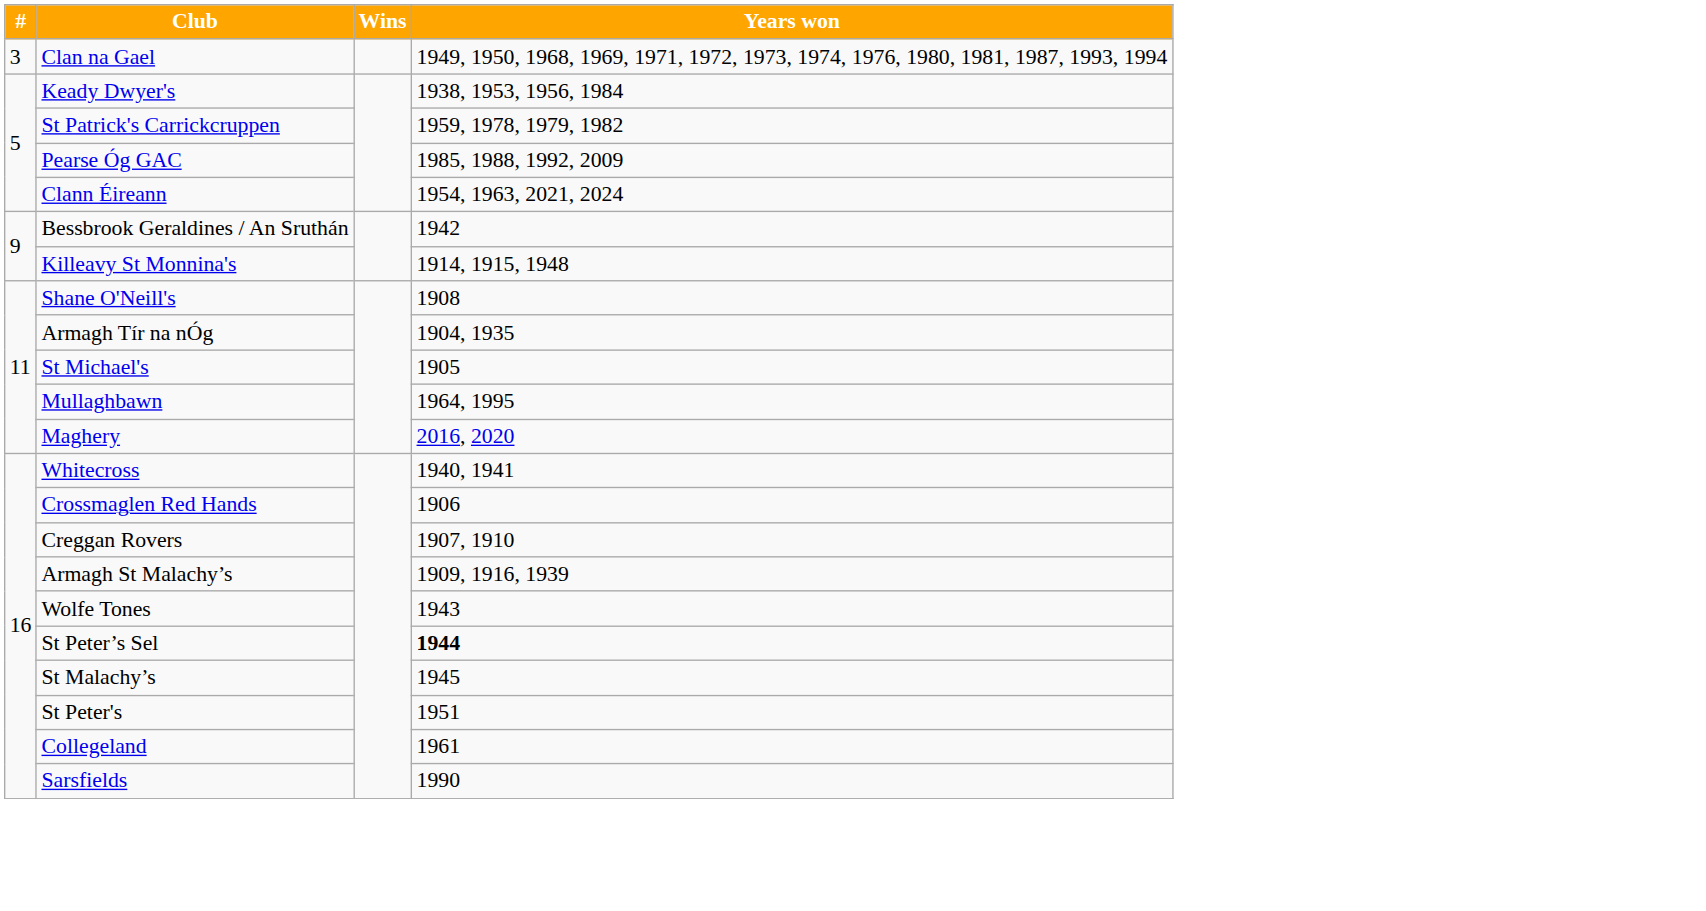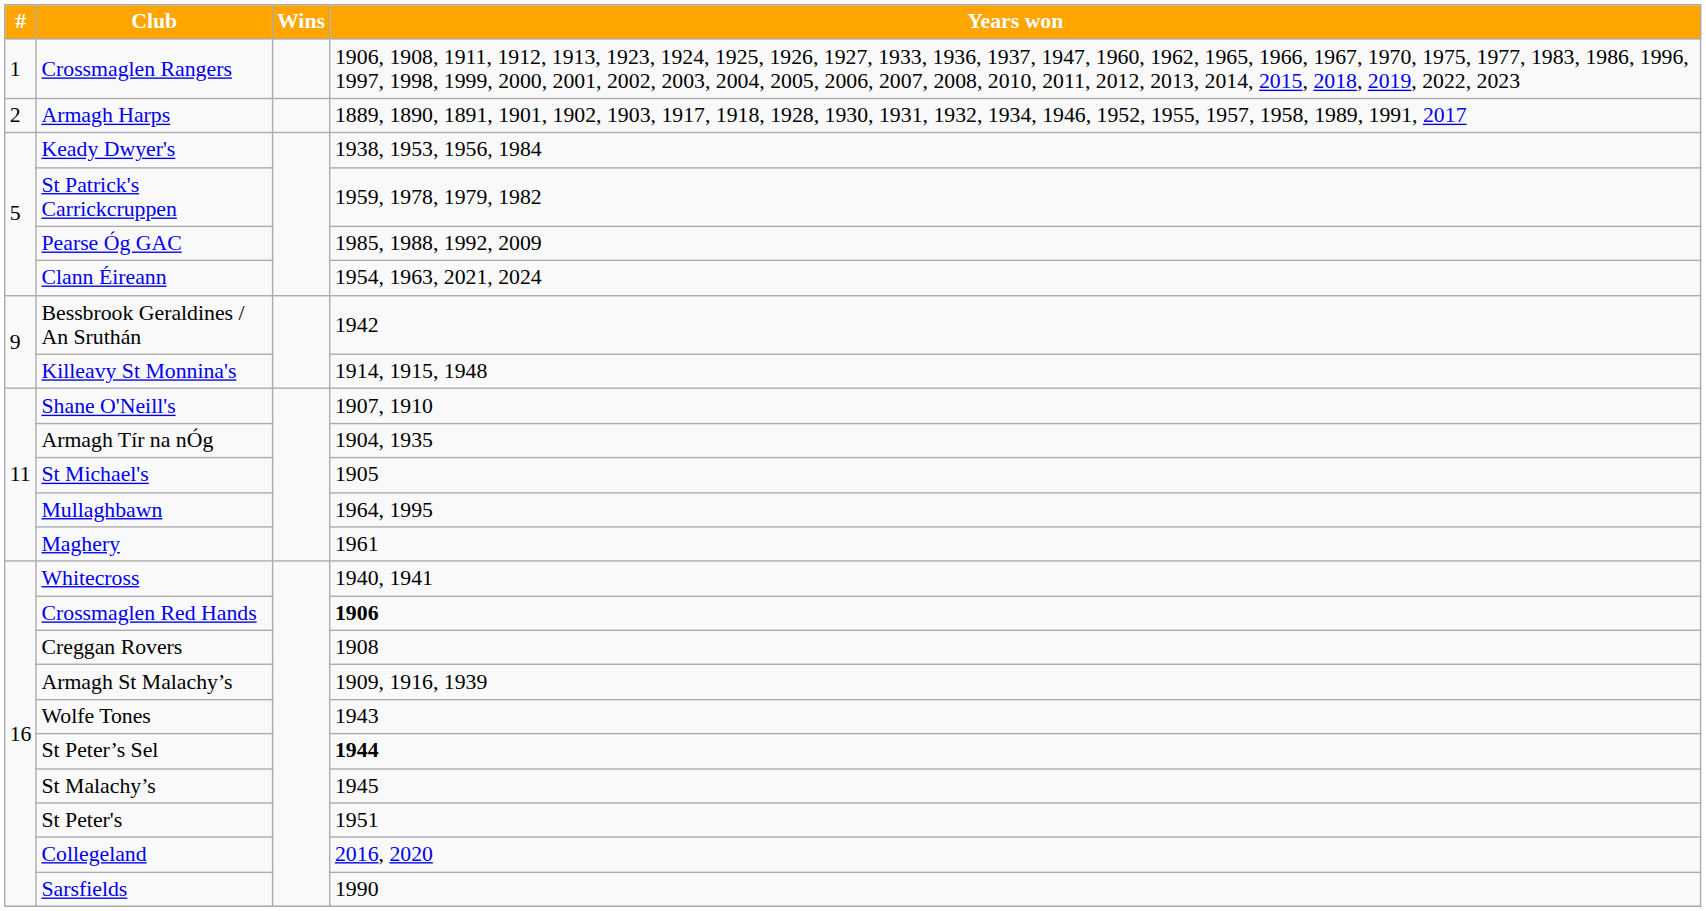+ row: (137, 68)
+ row: (106, 115)
- row: (98, 56)
(438, 297) 1908 -> (384, 405) 1907, 1910
(466, 435) 2016, 2020 -> (357, 543) 1961
(438, 504) normal -> (357, 612) bold
(466, 539) 1907, 1910 -> (357, 647) 1908
(438, 746) 1961 -> (384, 854) 2016, 2020
